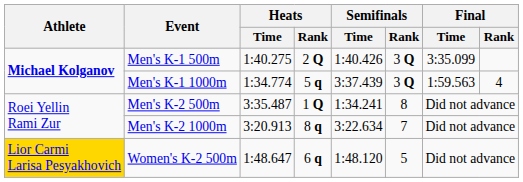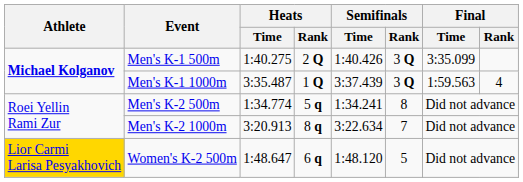(267, 82) 1:34.774 -> (267, 82) 3:35.487
(313, 82) 5 q -> (313, 82) 1 Q
(267, 105) 3:35.487 -> (267, 105) 1:34.774
(313, 105) 1 Q -> (313, 105) 5 q
